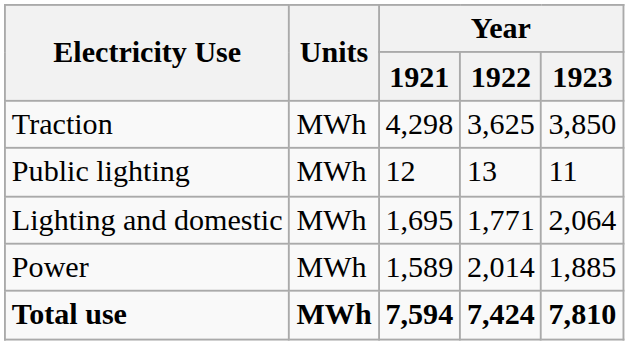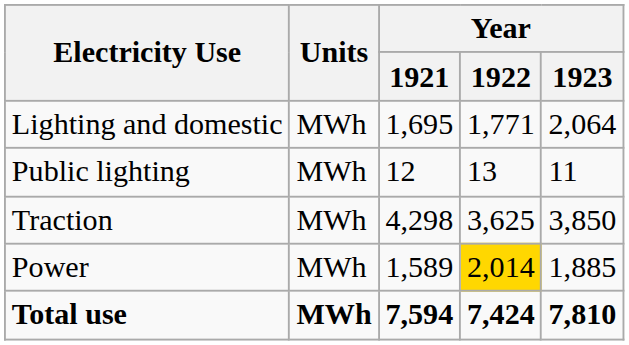rows swapped: (147, 219) <-> (62, 123)
(501, 266) no background -> (501, 266) gold background
